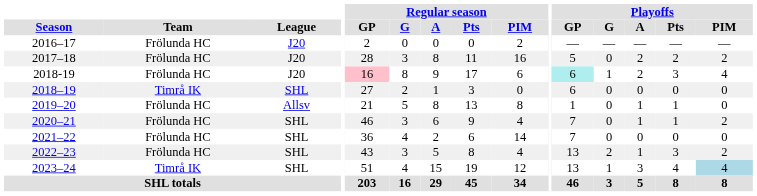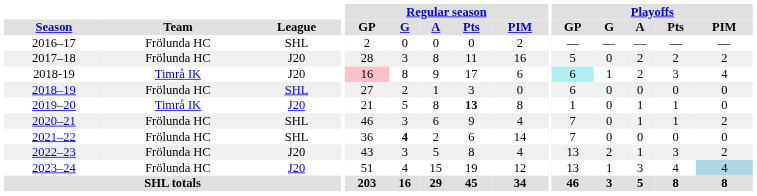(297, 43) J20 -> (297, 43) SHL
(178, 74) Frölunda HC -> (178, 74) Timrå IK
(178, 89) Timrå IK -> (178, 89) Frölunda HC
(178, 105) Frölunda HC -> (178, 105) Timrå IK
(297, 105) Allsv -> (297, 105) J20
(471, 105) normal -> (471, 105) bold
(405, 136) normal -> (405, 136) bold
(297, 152) SHL -> (297, 152) J20
(178, 167) Timrå IK -> (178, 167) Frölunda HC
(297, 167) SHL -> (297, 167) J20
